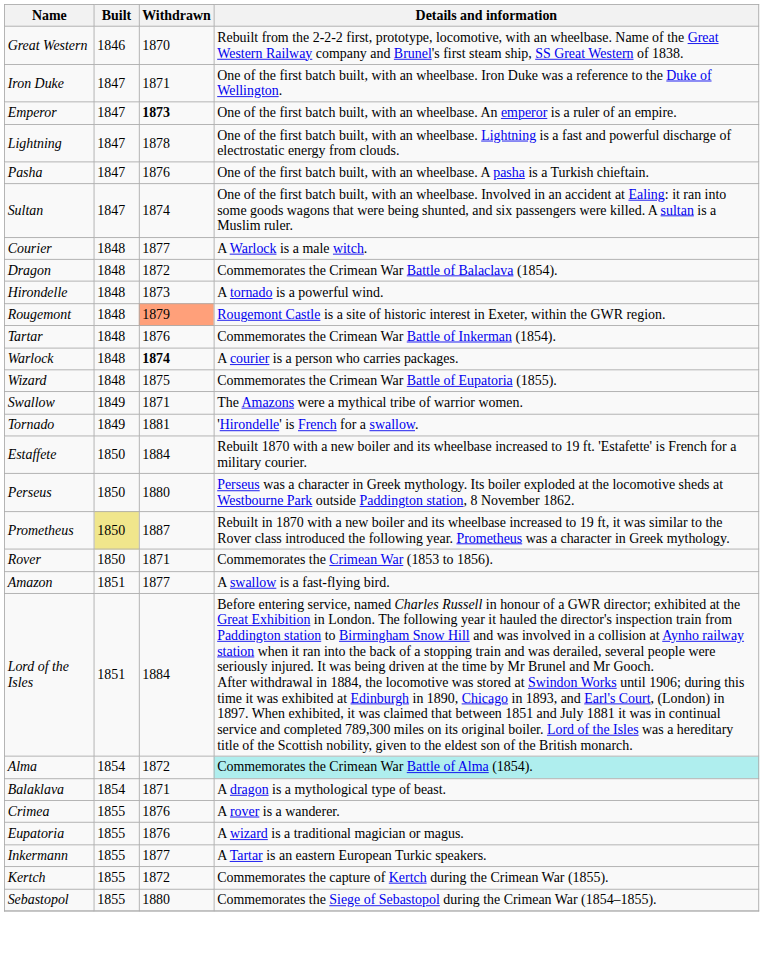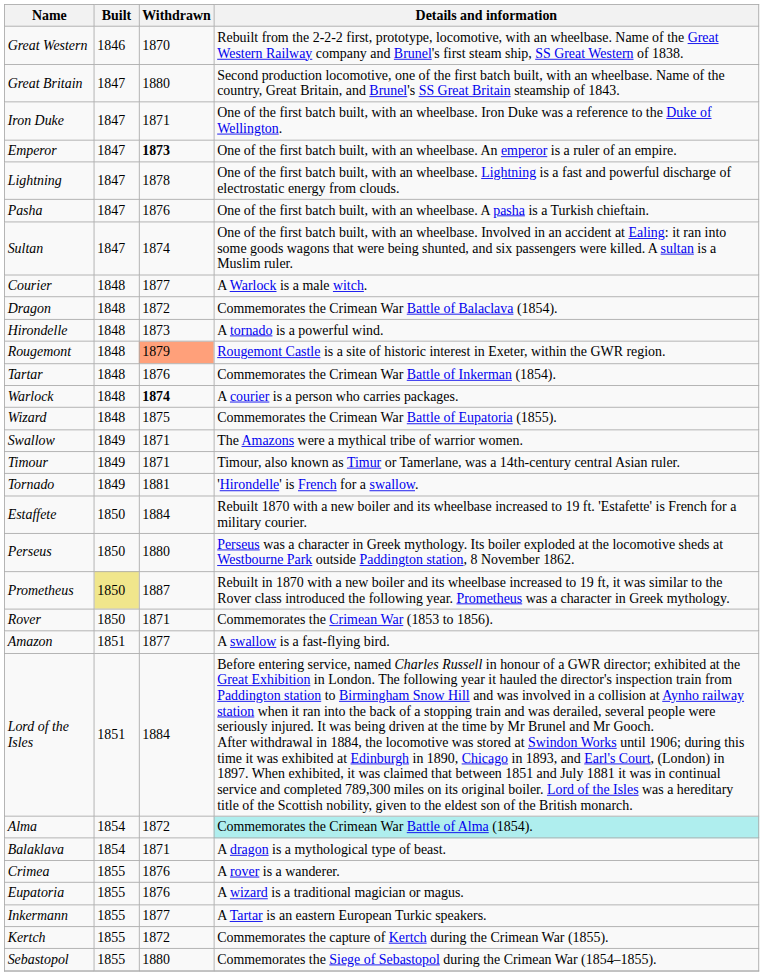+ row: (45, 83)
+ row: (28, 462)
